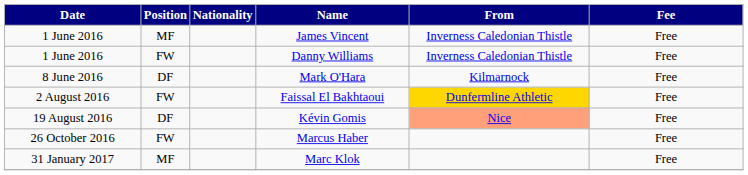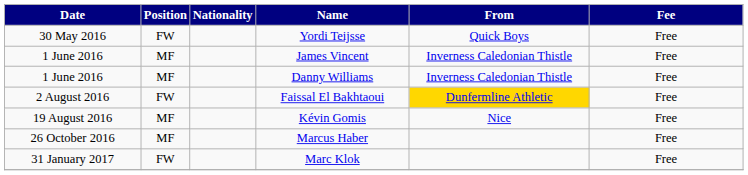+ row: (332, 35)
(165, 56) FW -> (165, 77) MF
- row: (332, 77)
(165, 118) DF -> (165, 118) MF
(499, 118) lightsalmon background -> (499, 118) no background
(165, 139) FW -> (165, 139) MF
(165, 159) MF -> (165, 159) FW
